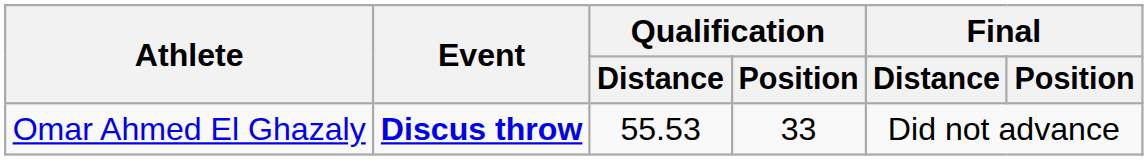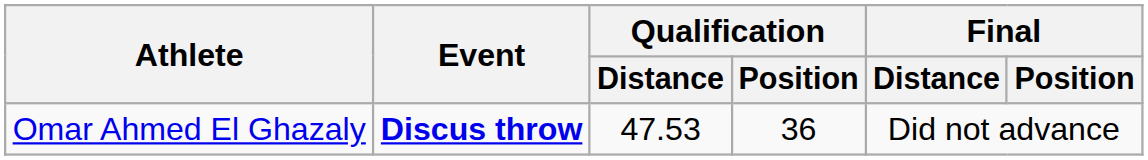(661, 129) 55.53 -> (661, 129) 47.53
(799, 129) 33 -> (799, 129) 36
